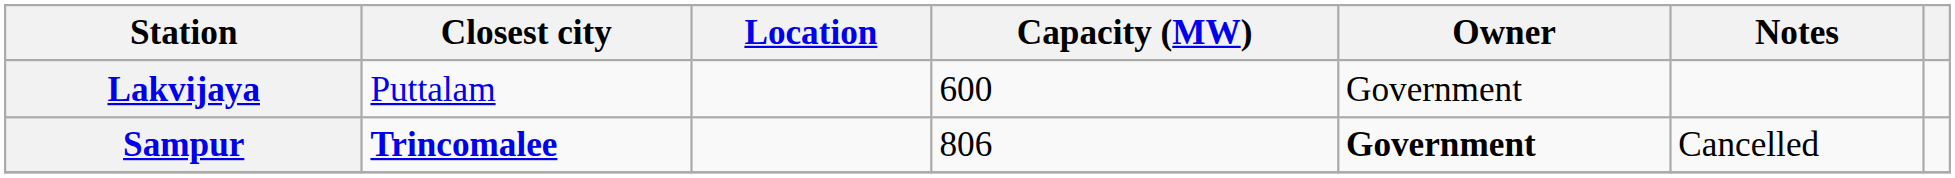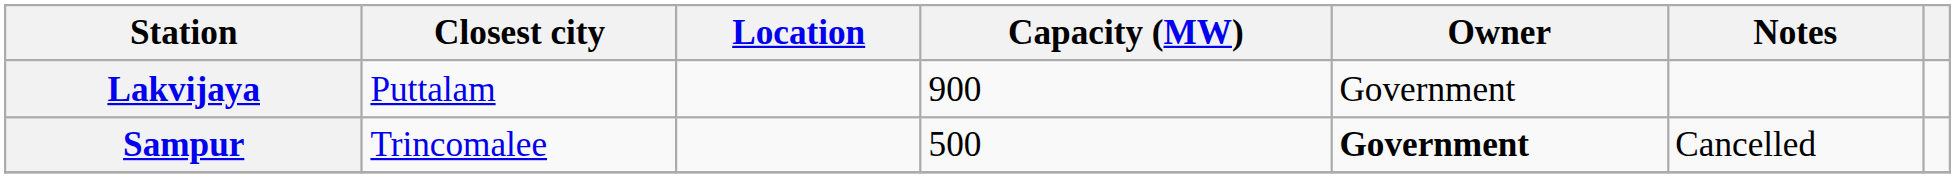(966, 88) 600 -> (955, 88) 900
(464, 144) bold -> (459, 144) normal
(966, 144) 806 -> (955, 144) 500
